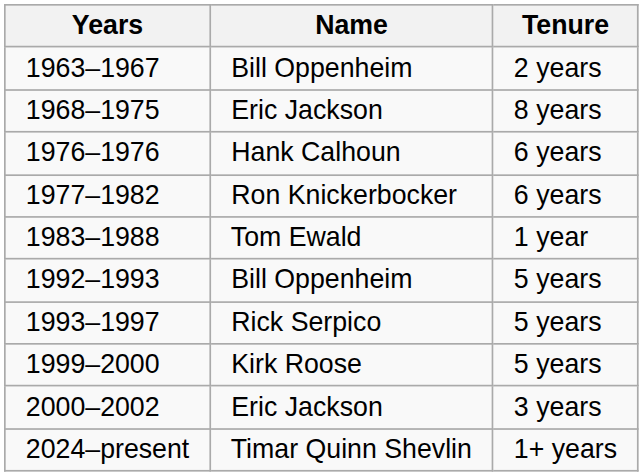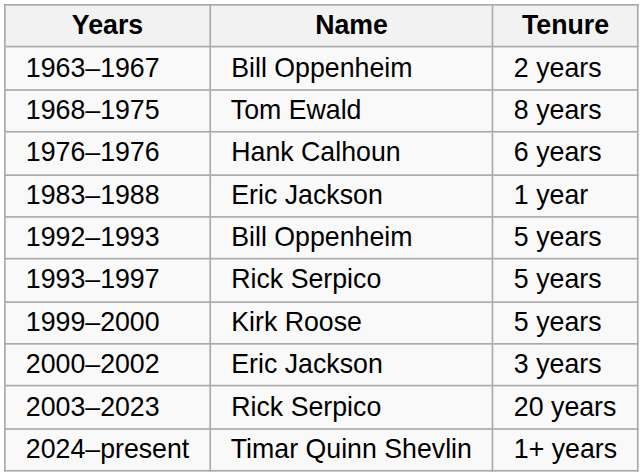(307, 110) Eric Jackson -> (296, 110) Tom Ewald
- row: (93, 195)
(296, 237) Tom Ewald -> (307, 195) Eric Jackson
+ row: (93, 407)
